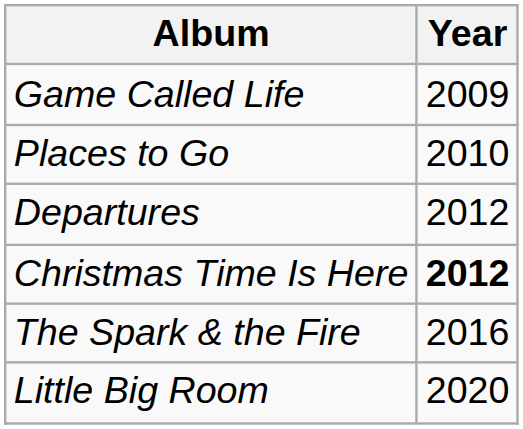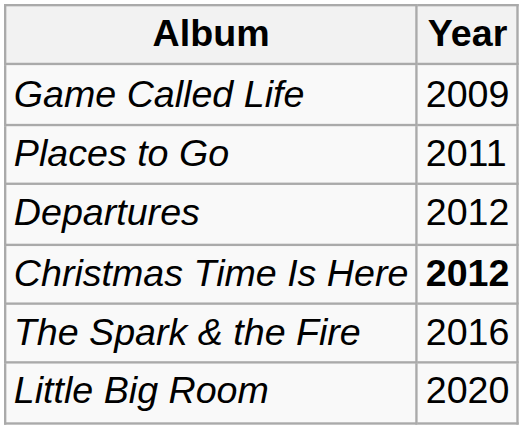(468, 153) 2010 -> (466, 153) 2011
